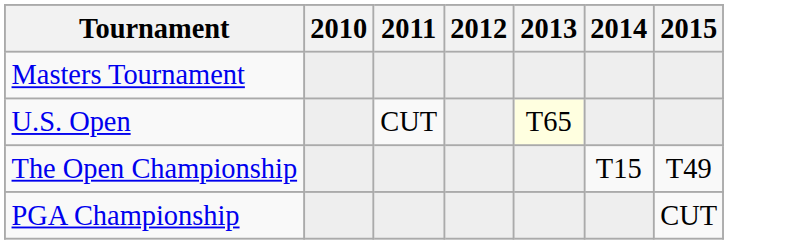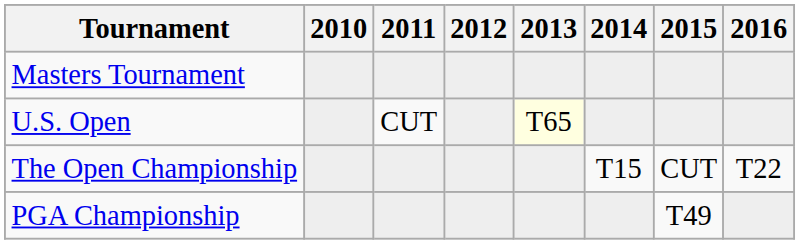+ column: (759, 28)
(689, 168) T49 -> (689, 168) CUT
(689, 215) CUT -> (689, 215) T49
